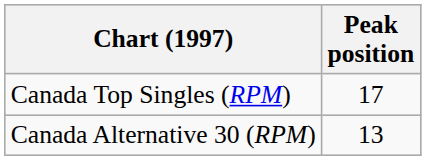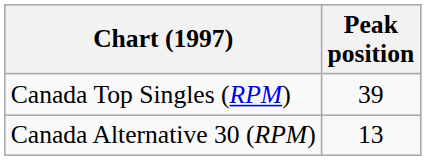(371, 94) 17 -> (371, 94) 39
